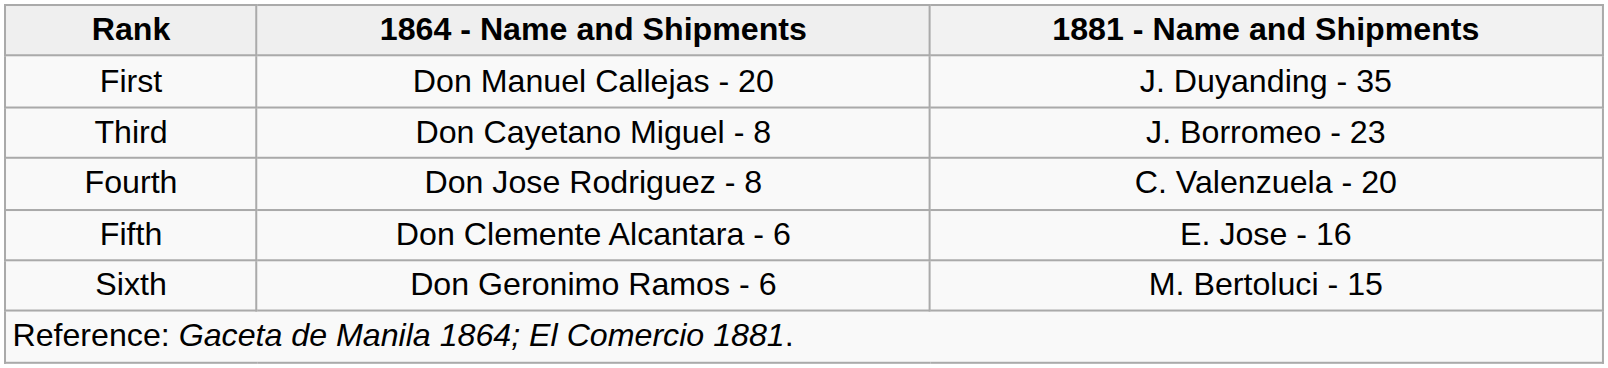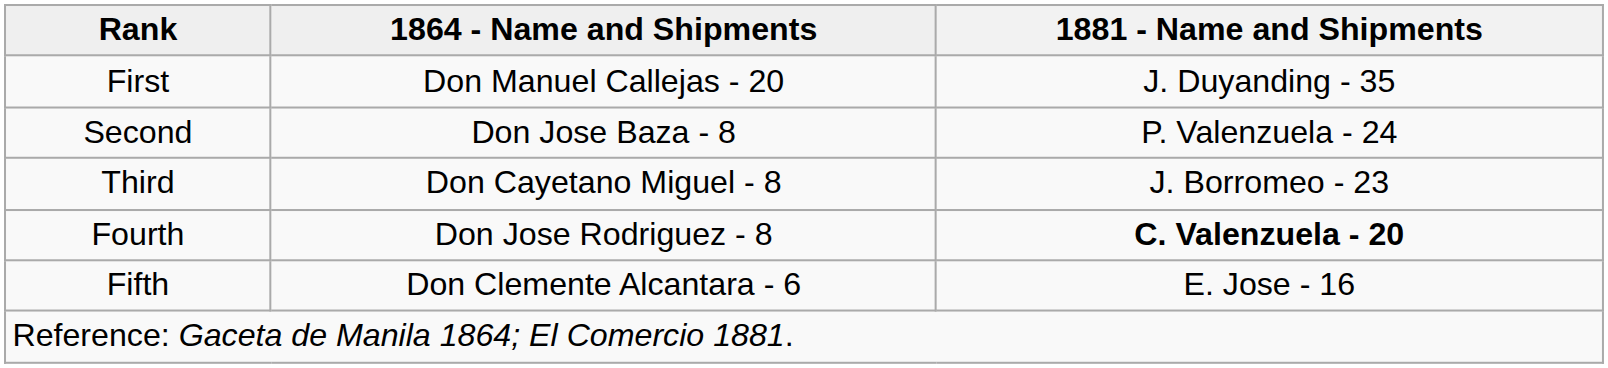+ row: (138, 132)
(1266, 183) normal -> (1269, 234) bold
- row: (131, 285)
